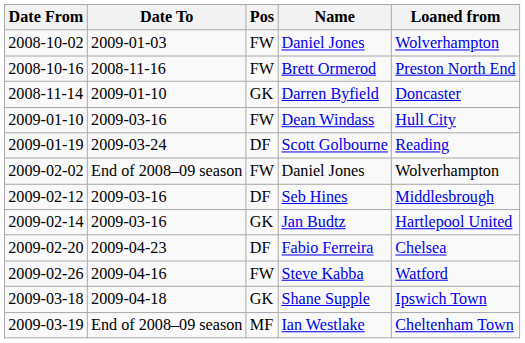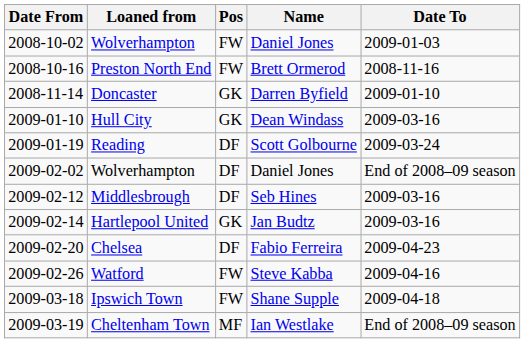columns swapped: (167, 17) <-> (455, 17)
(262, 119) FW -> (231, 119) GK
(262, 171) FW -> (229, 171) DF
(261, 299) GK -> (231, 299) FW
